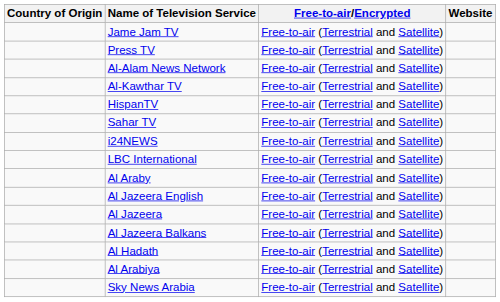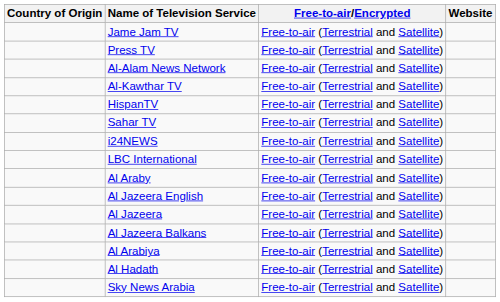rows swapped: (134, 269) <-> (133, 251)
